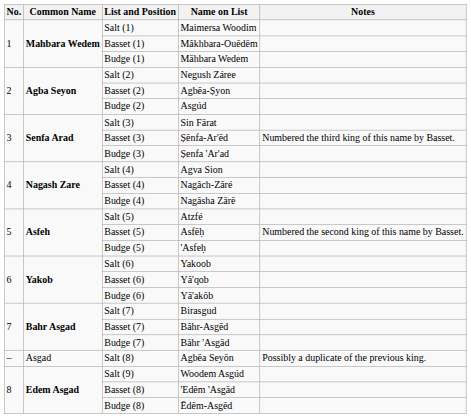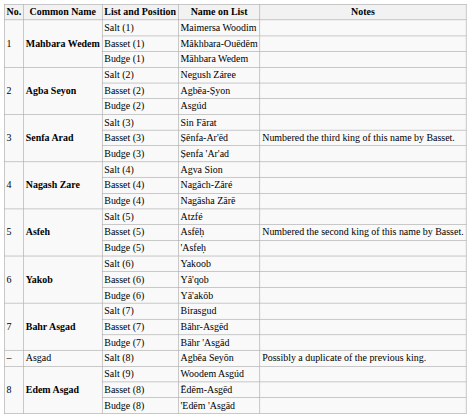(208, 389) 'Edēm 'Asgād -> (206, 389) Ēdēm-Asgēd
(206, 405) Ēdēm-Asgēd -> (208, 405) 'Edēm 'Asgād
